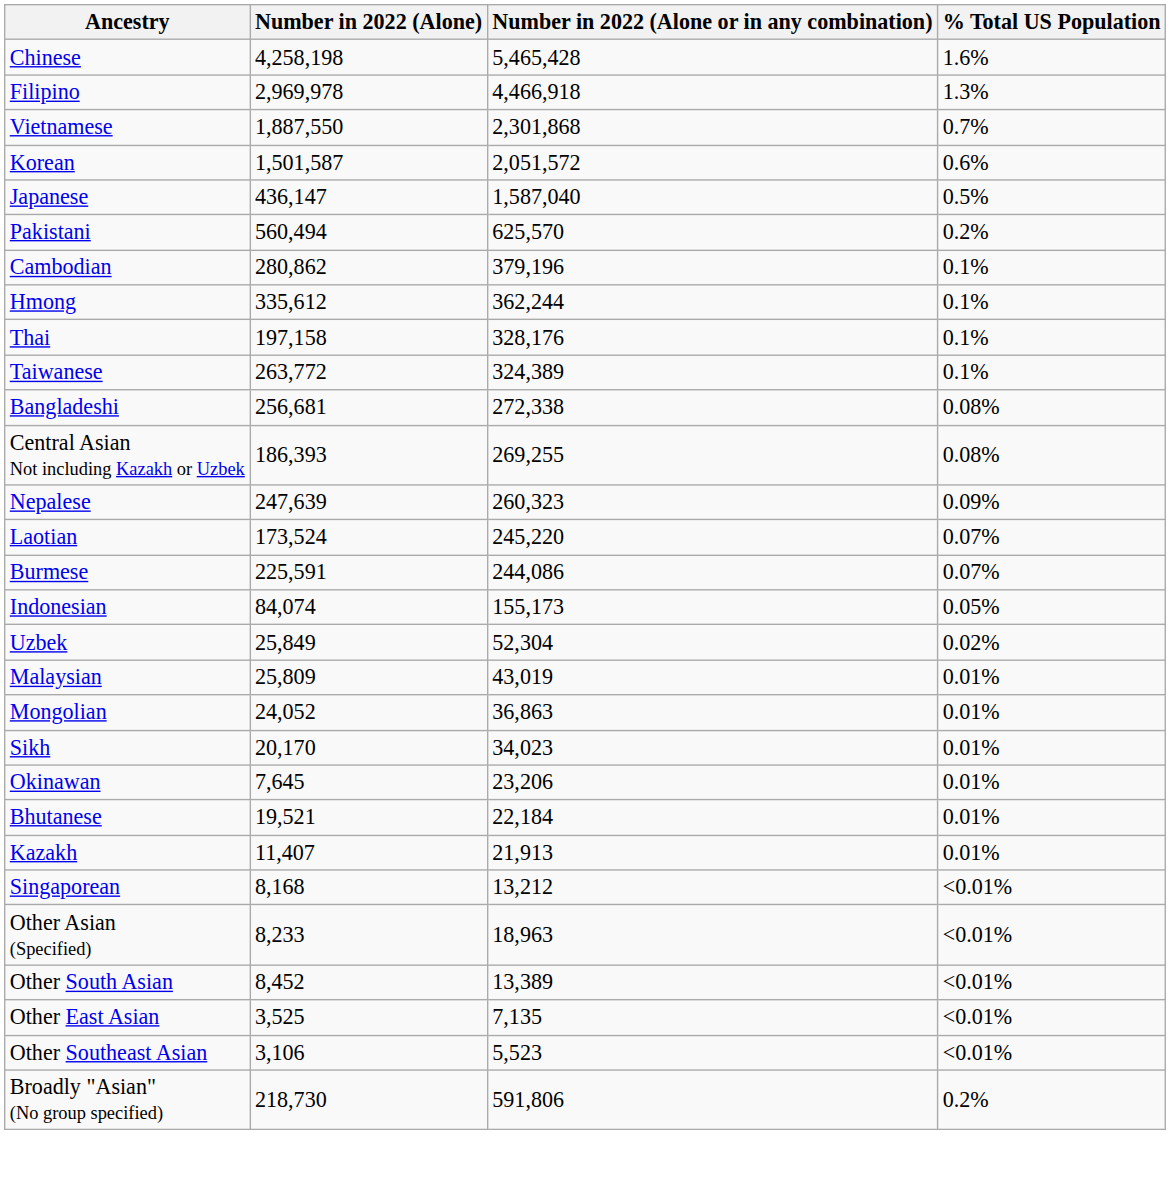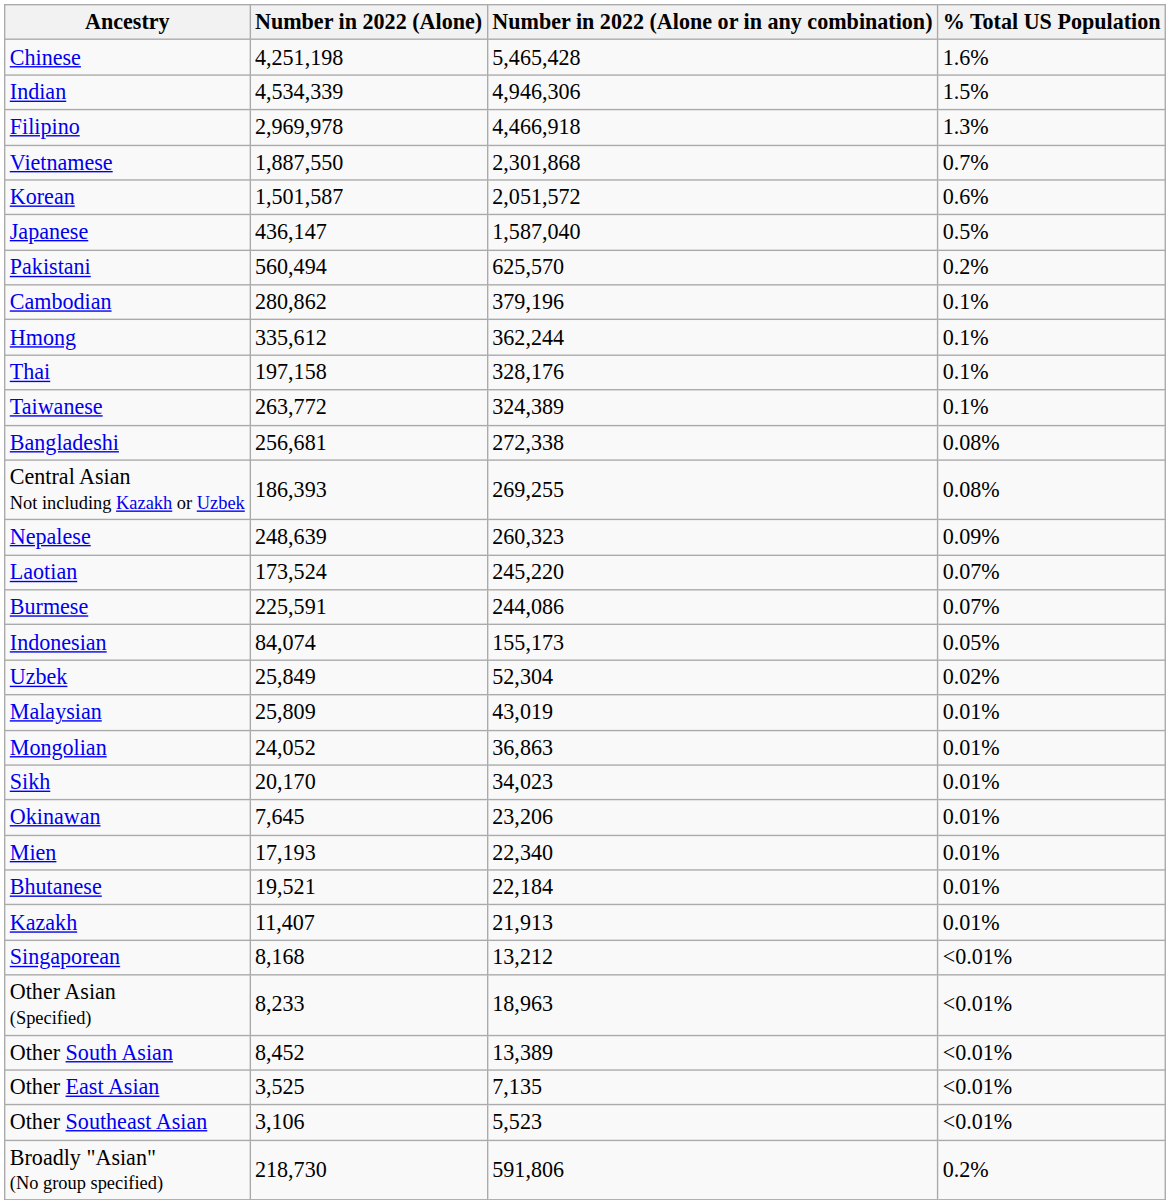(299, 57) 4,258,198 -> (299, 57) 4,251,198
+ row: (38, 92)
(291, 502) 247,639 -> (291, 537) 248,639
+ row: (33, 852)
